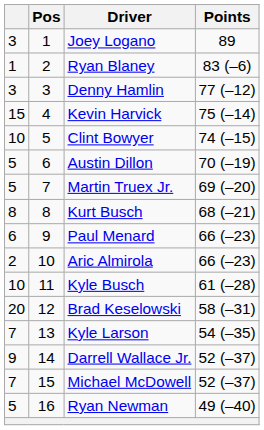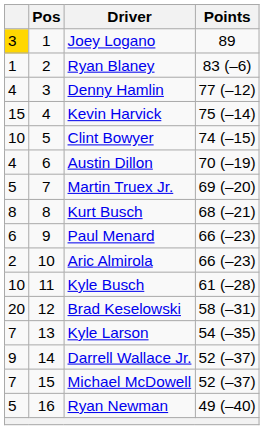(12, 41) no background -> (12, 41) gold background
(12, 90) 3 -> (12, 90) 4
(12, 163) 5 -> (12, 163) 4
